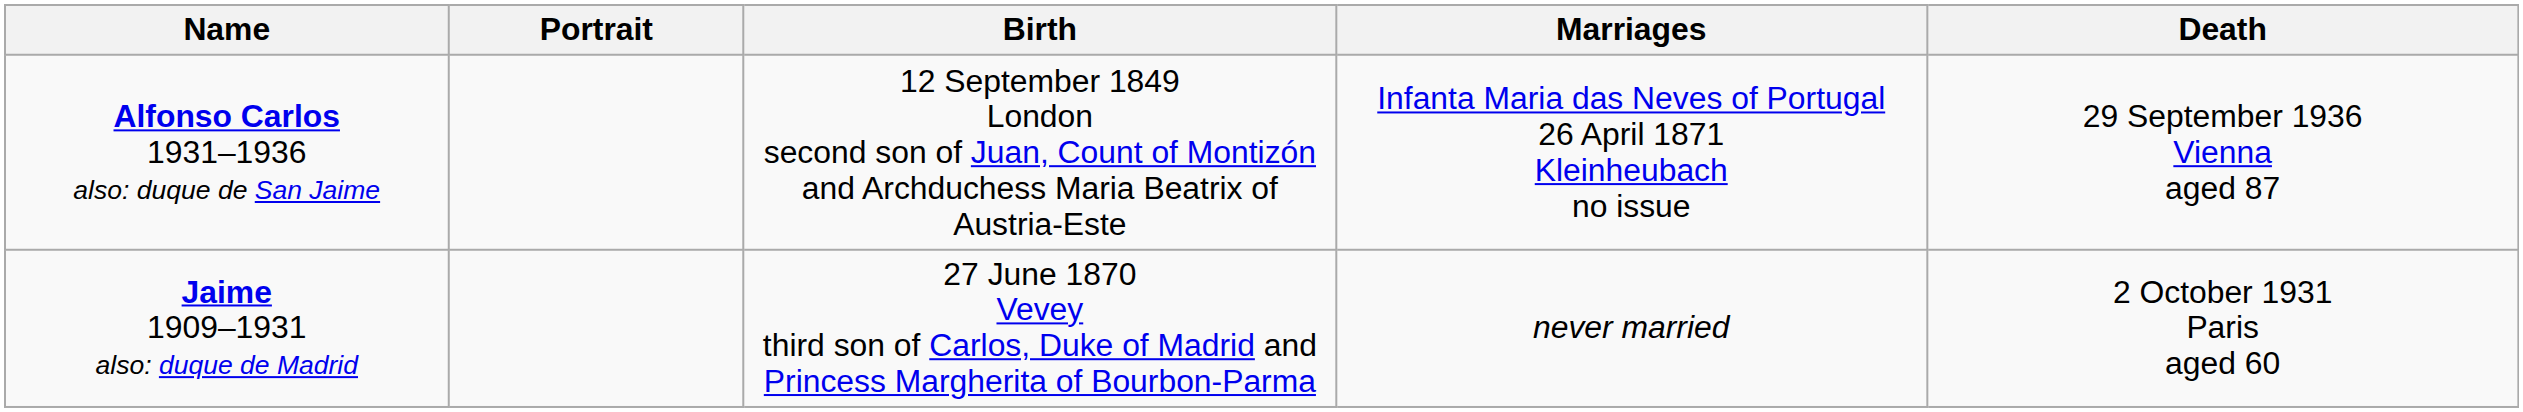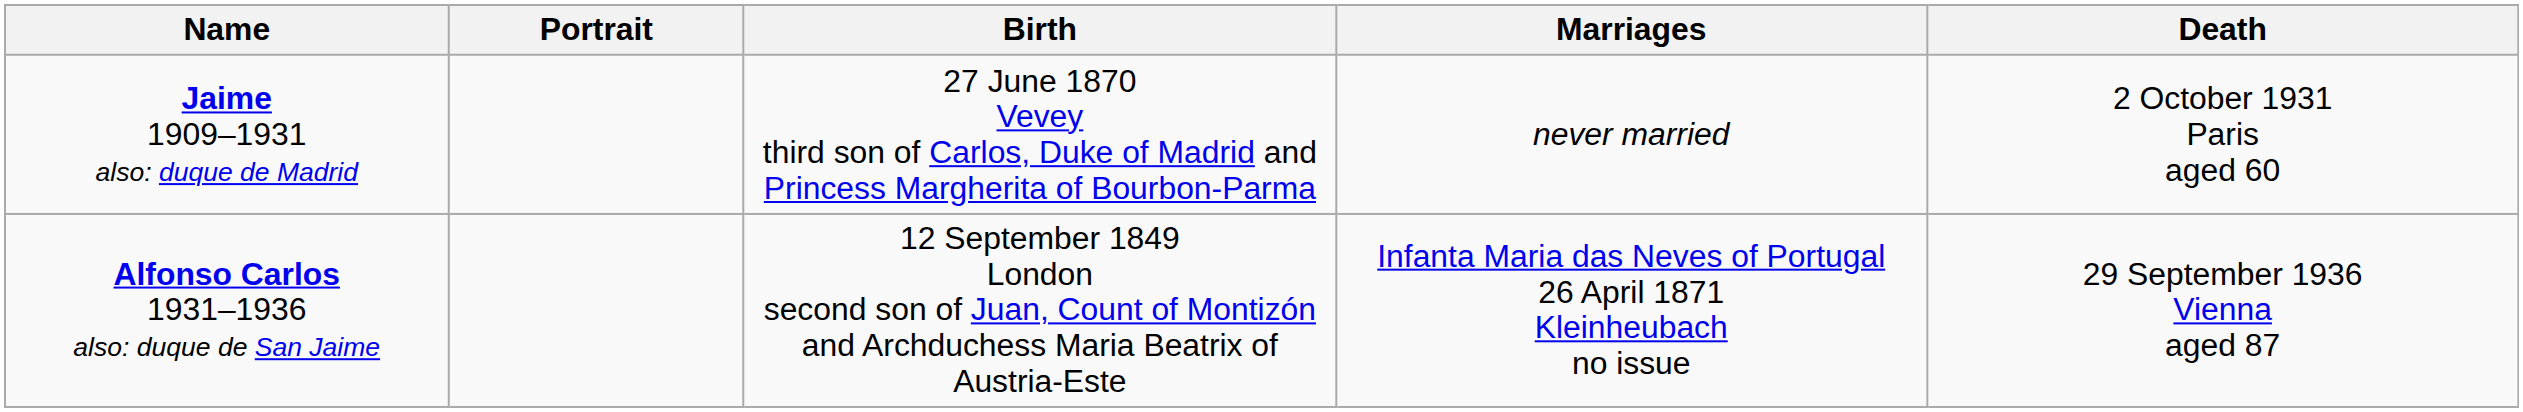rows swapped: (227, 327) <-> (227, 151)
